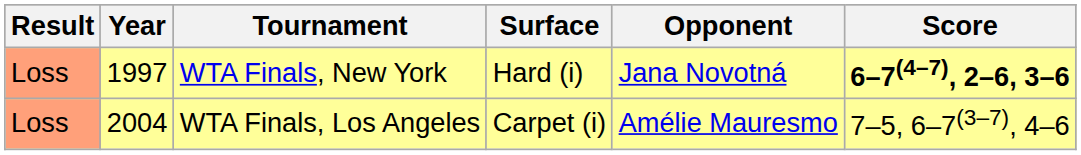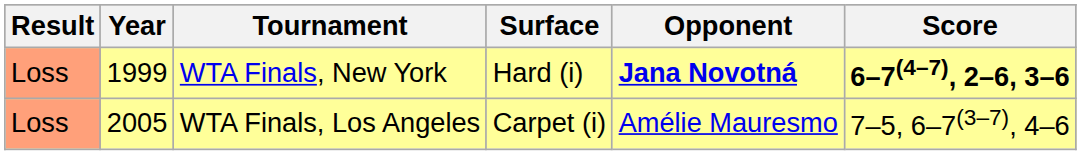(137, 72) 1997 -> (137, 72) 1999
(703, 72) normal -> (708, 72) bold
(137, 123) 2004 -> (137, 123) 2005
